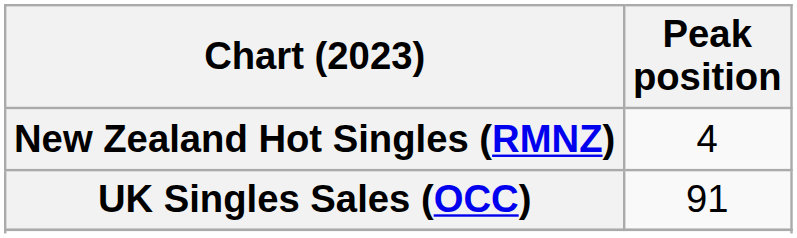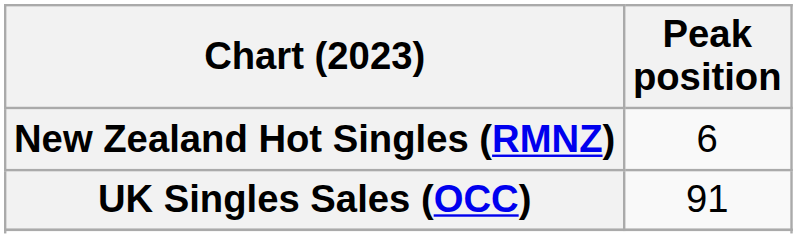(707, 138) 4 -> (707, 138) 6
